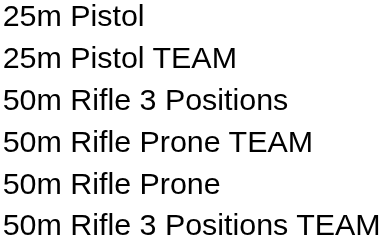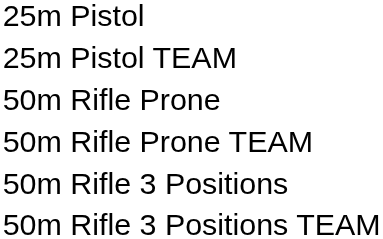rows swapped: (112, 183) <-> (145, 99)
